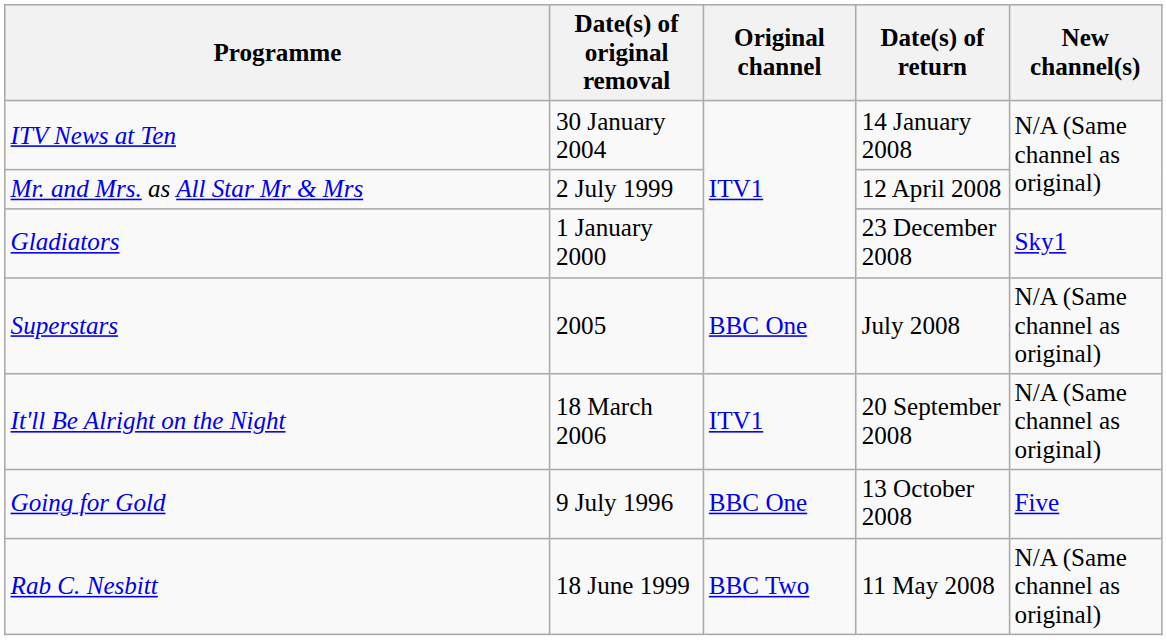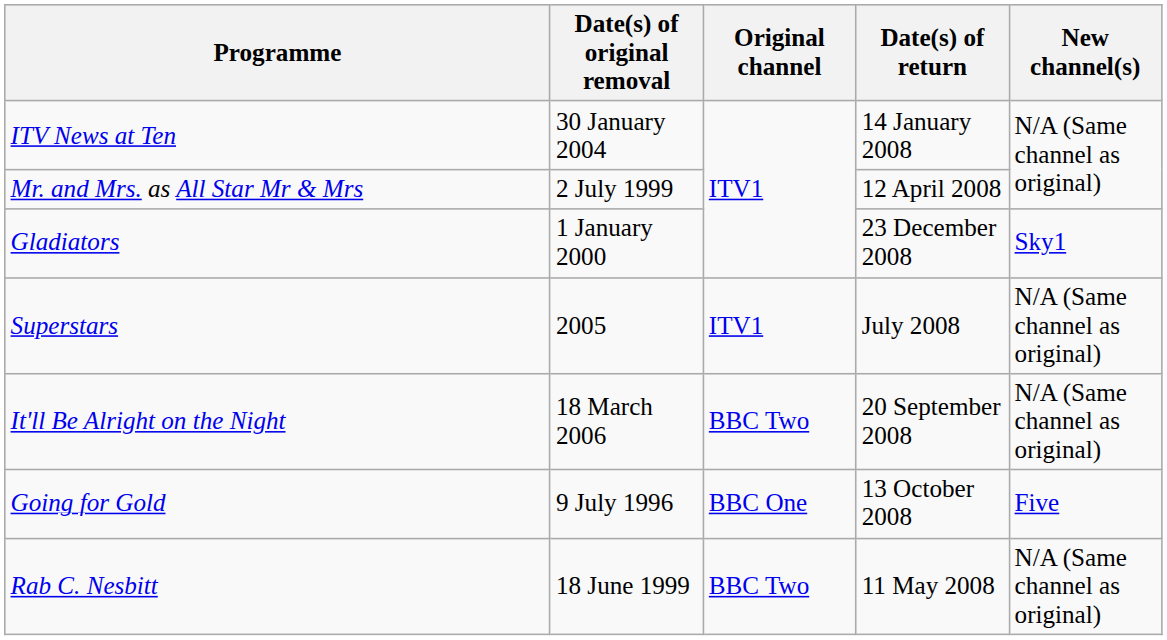(758, 325) BBC One -> (736, 325) ITV1
(736, 421) ITV1 -> (759, 421) BBC Two
